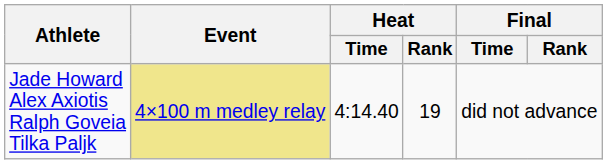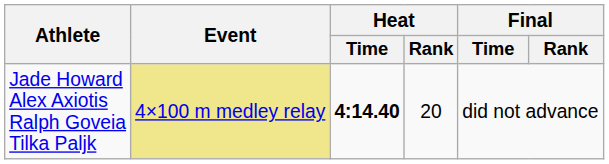(367, 112) normal -> (367, 112) bold
(430, 112) 19 -> (431, 112) 20
